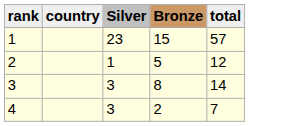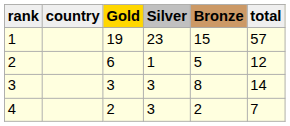+ column: (123, 16)
